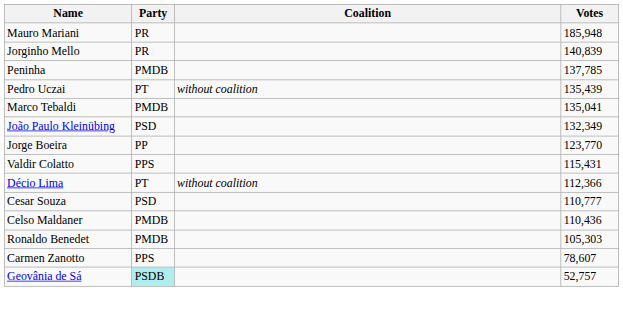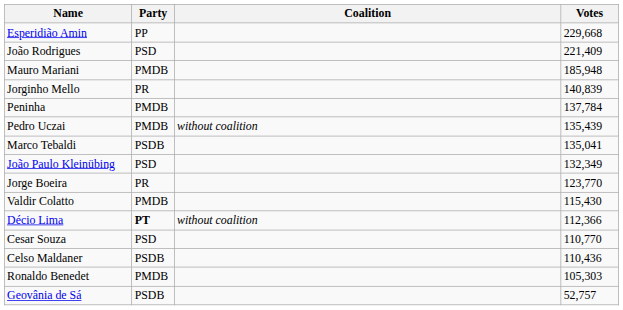+ row: (47, 32)
+ row: (44, 51)
(142, 32) PR -> (151, 70) PMDB
(583, 70) 137,785 -> (583, 107) 137,784
(142, 88) PT -> (151, 126) PMDB
(151, 107) PMDB -> (149, 145) PSDB
(141, 145) PP -> (142, 182) PR
(145, 164) PPS -> (151, 201) PMDB
(583, 164) 115,431 -> (583, 201) 115,430
(142, 182) normal -> (142, 220) bold
(583, 201) 110,777 -> (583, 239) 110,770
(151, 220) PMDB -> (149, 257) PSDB
- row: (46, 257)
(149, 276) paleturquoise background -> (149, 295) no background
